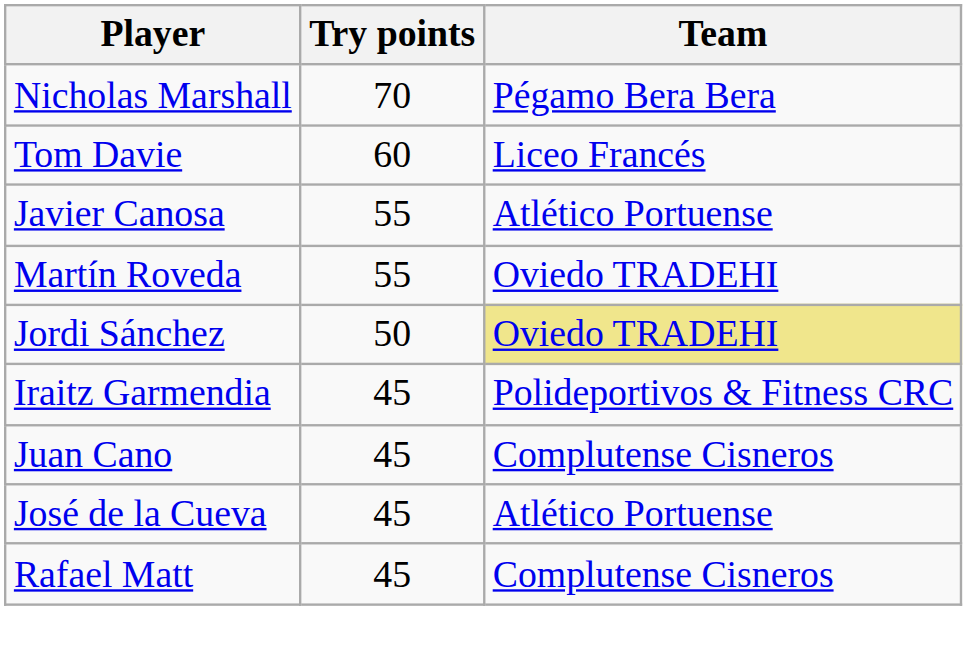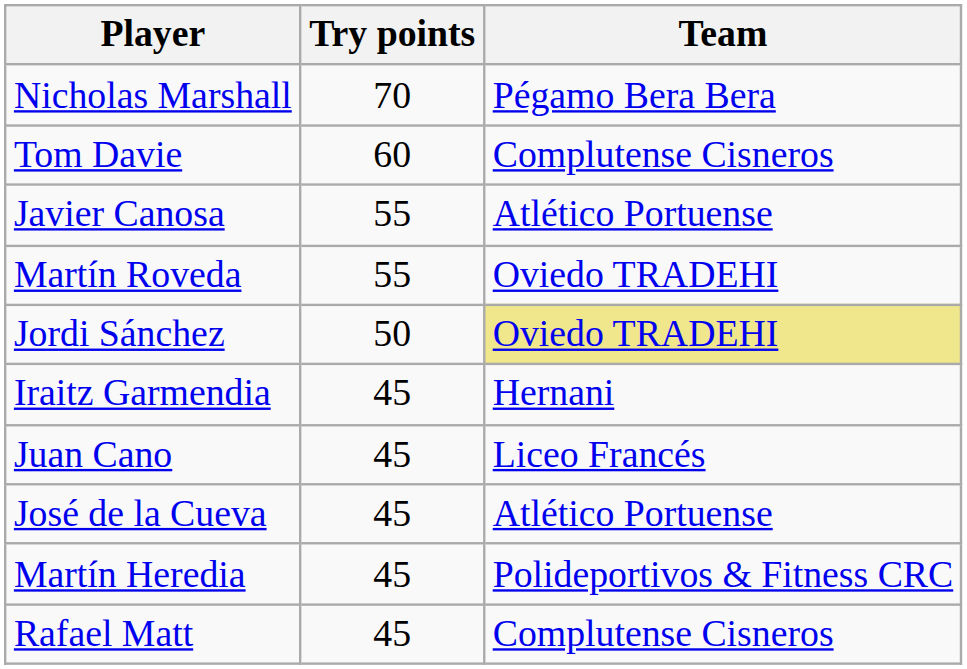(599, 154) Liceo Francés -> (663, 154) Complutense Cisneros
(723, 393) Polideportivos & Fitness CRC -> (554, 393) Hernani
(663, 453) Complutense Cisneros -> (599, 453) Liceo Francés
+ row: (130, 573)
